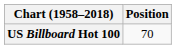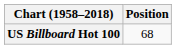(147, 34) 70 -> (147, 34) 68
